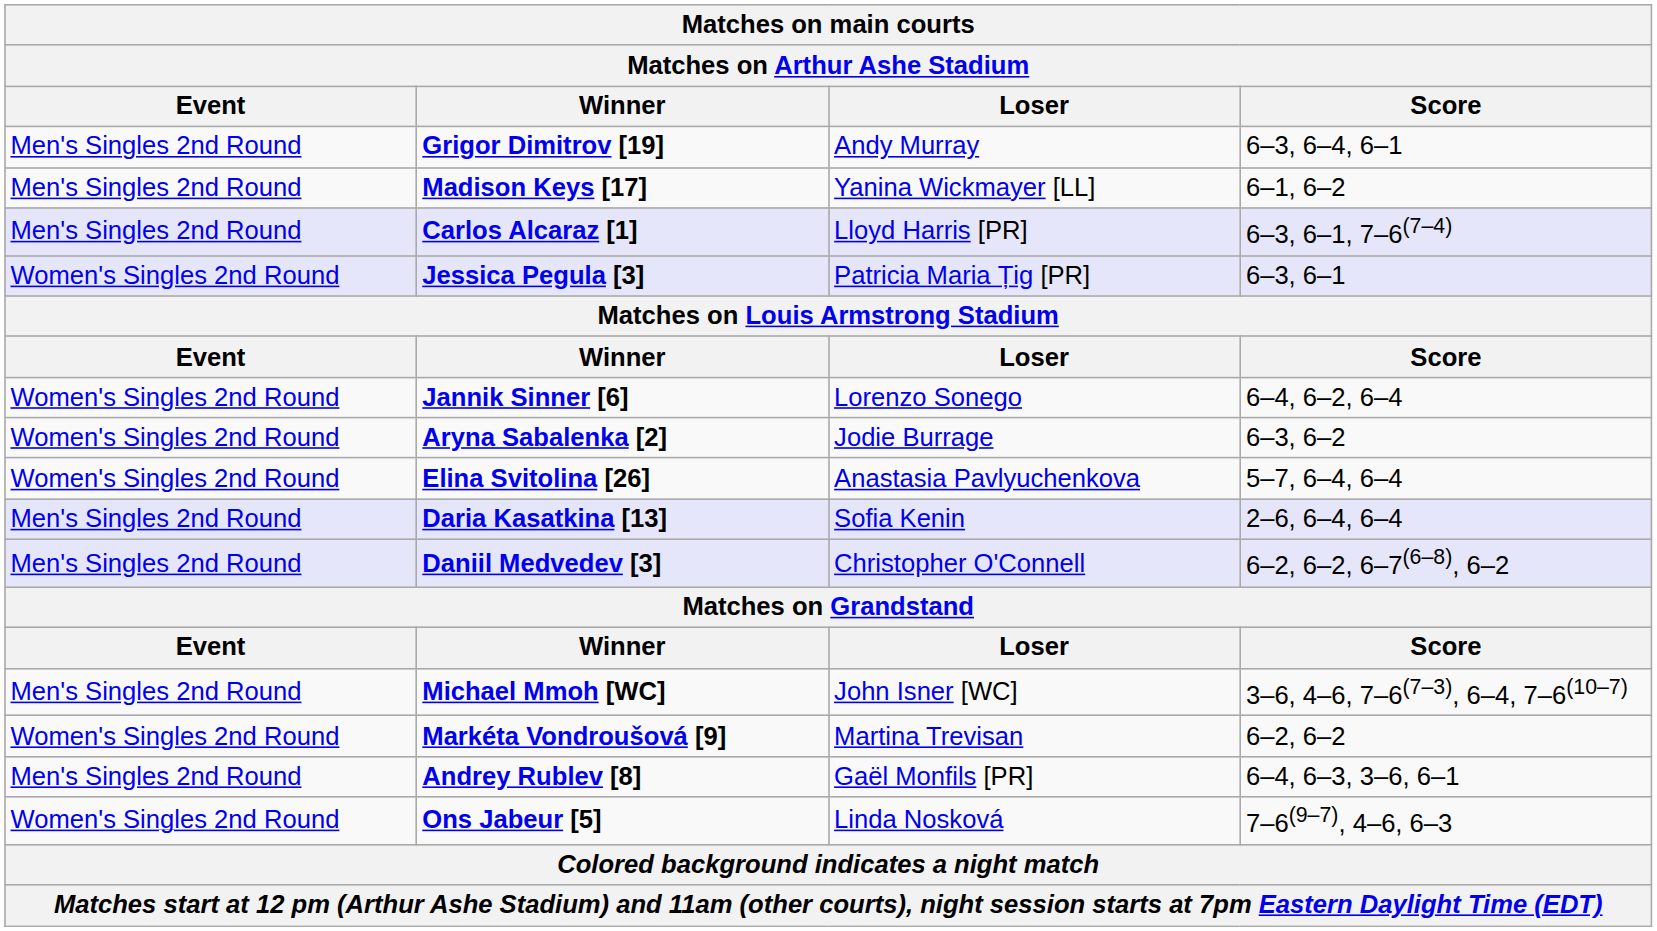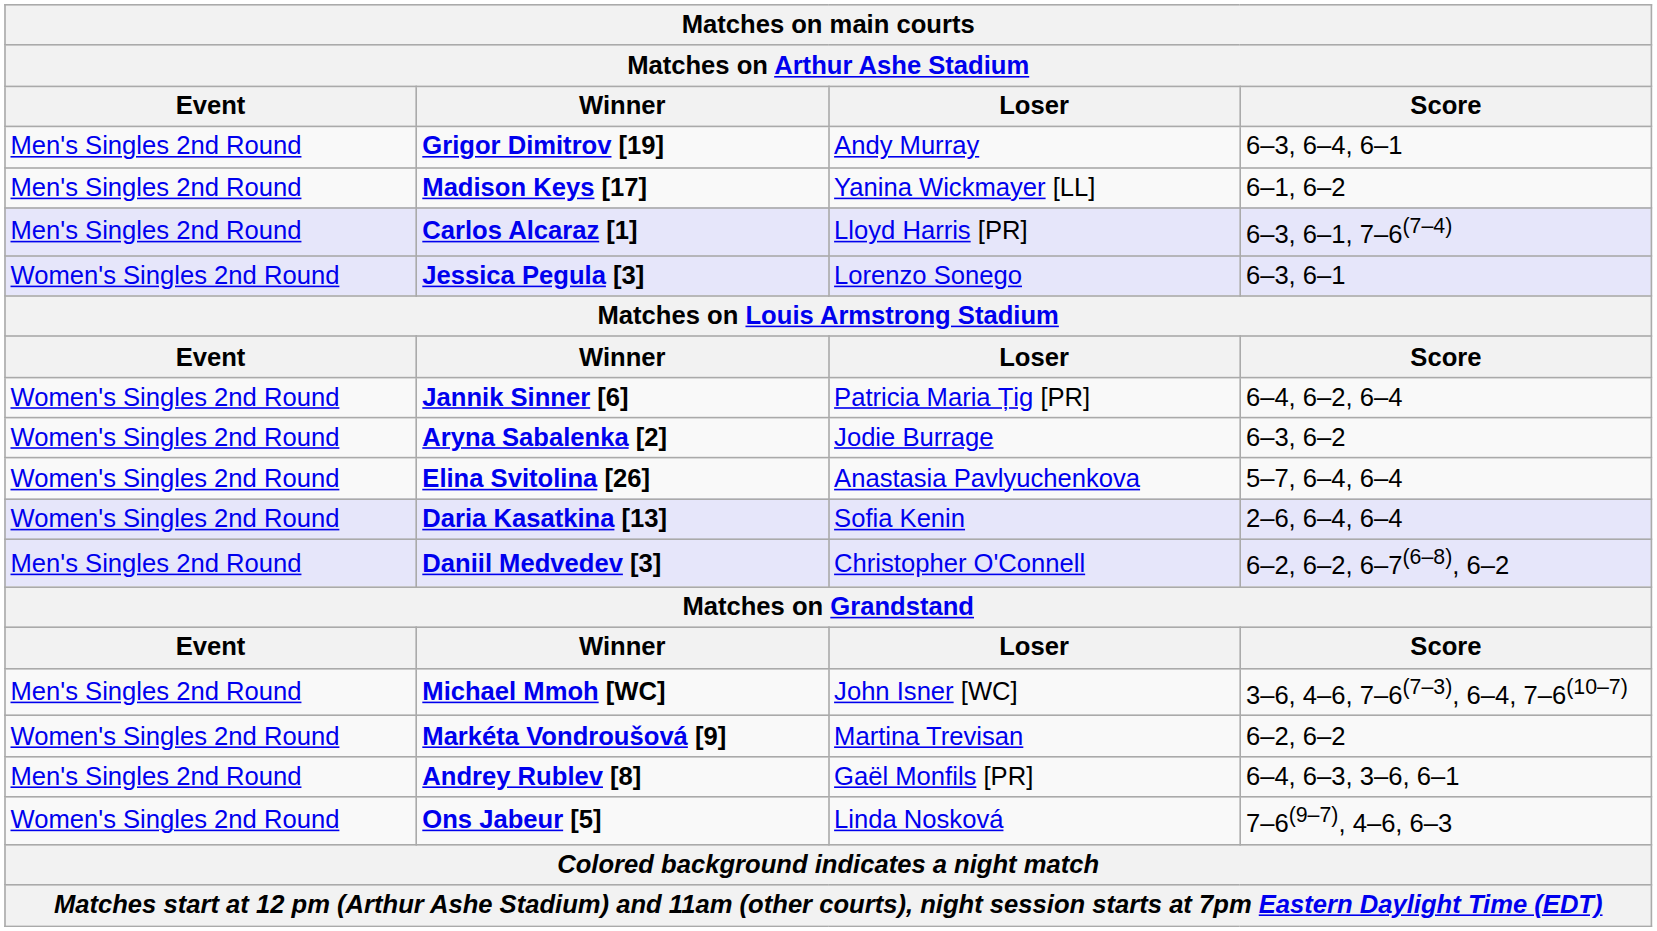(962, 275) Patricia Maria Țig [PR] -> (928, 275) Lorenzo Sonego
(928, 397) Lorenzo Sonego -> (962, 397) Patricia Maria Țig [PR]
(156, 518) Men's Singles 2nd Round -> (175, 518) Women's Singles 2nd Round
